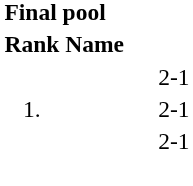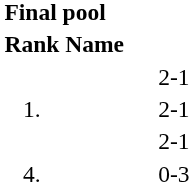+ row: (32, 174)
